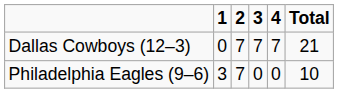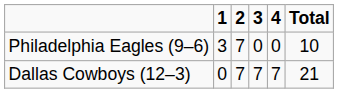rows swapped: (109, 74) <-> (100, 46)
